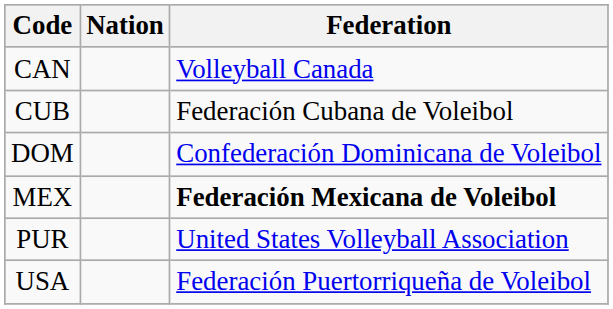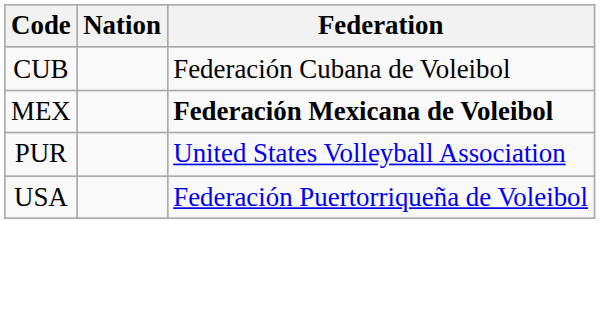- row: (42, 68)
- row: (42, 153)
